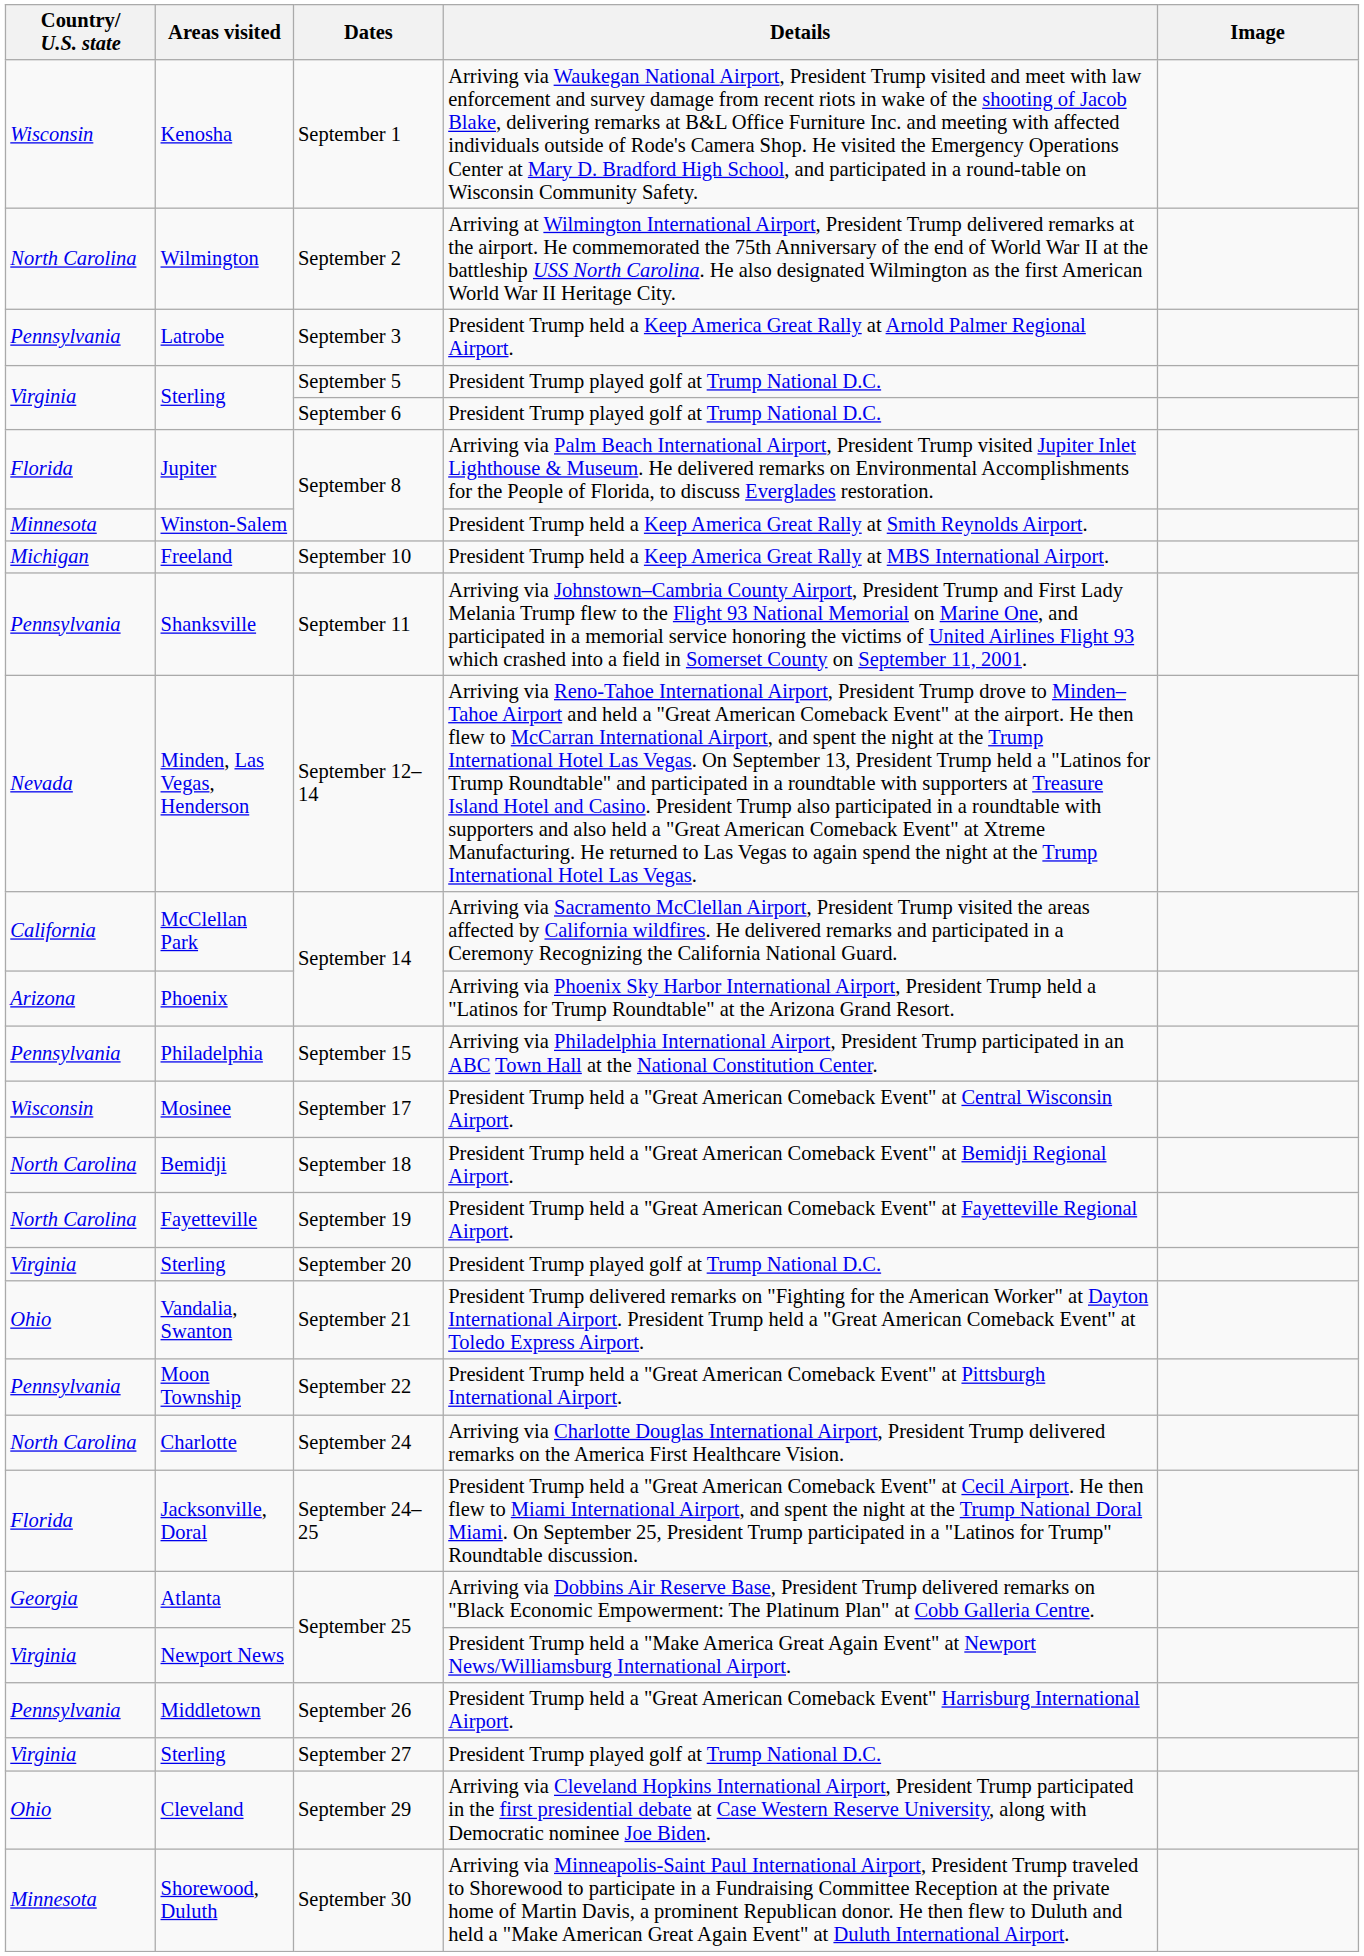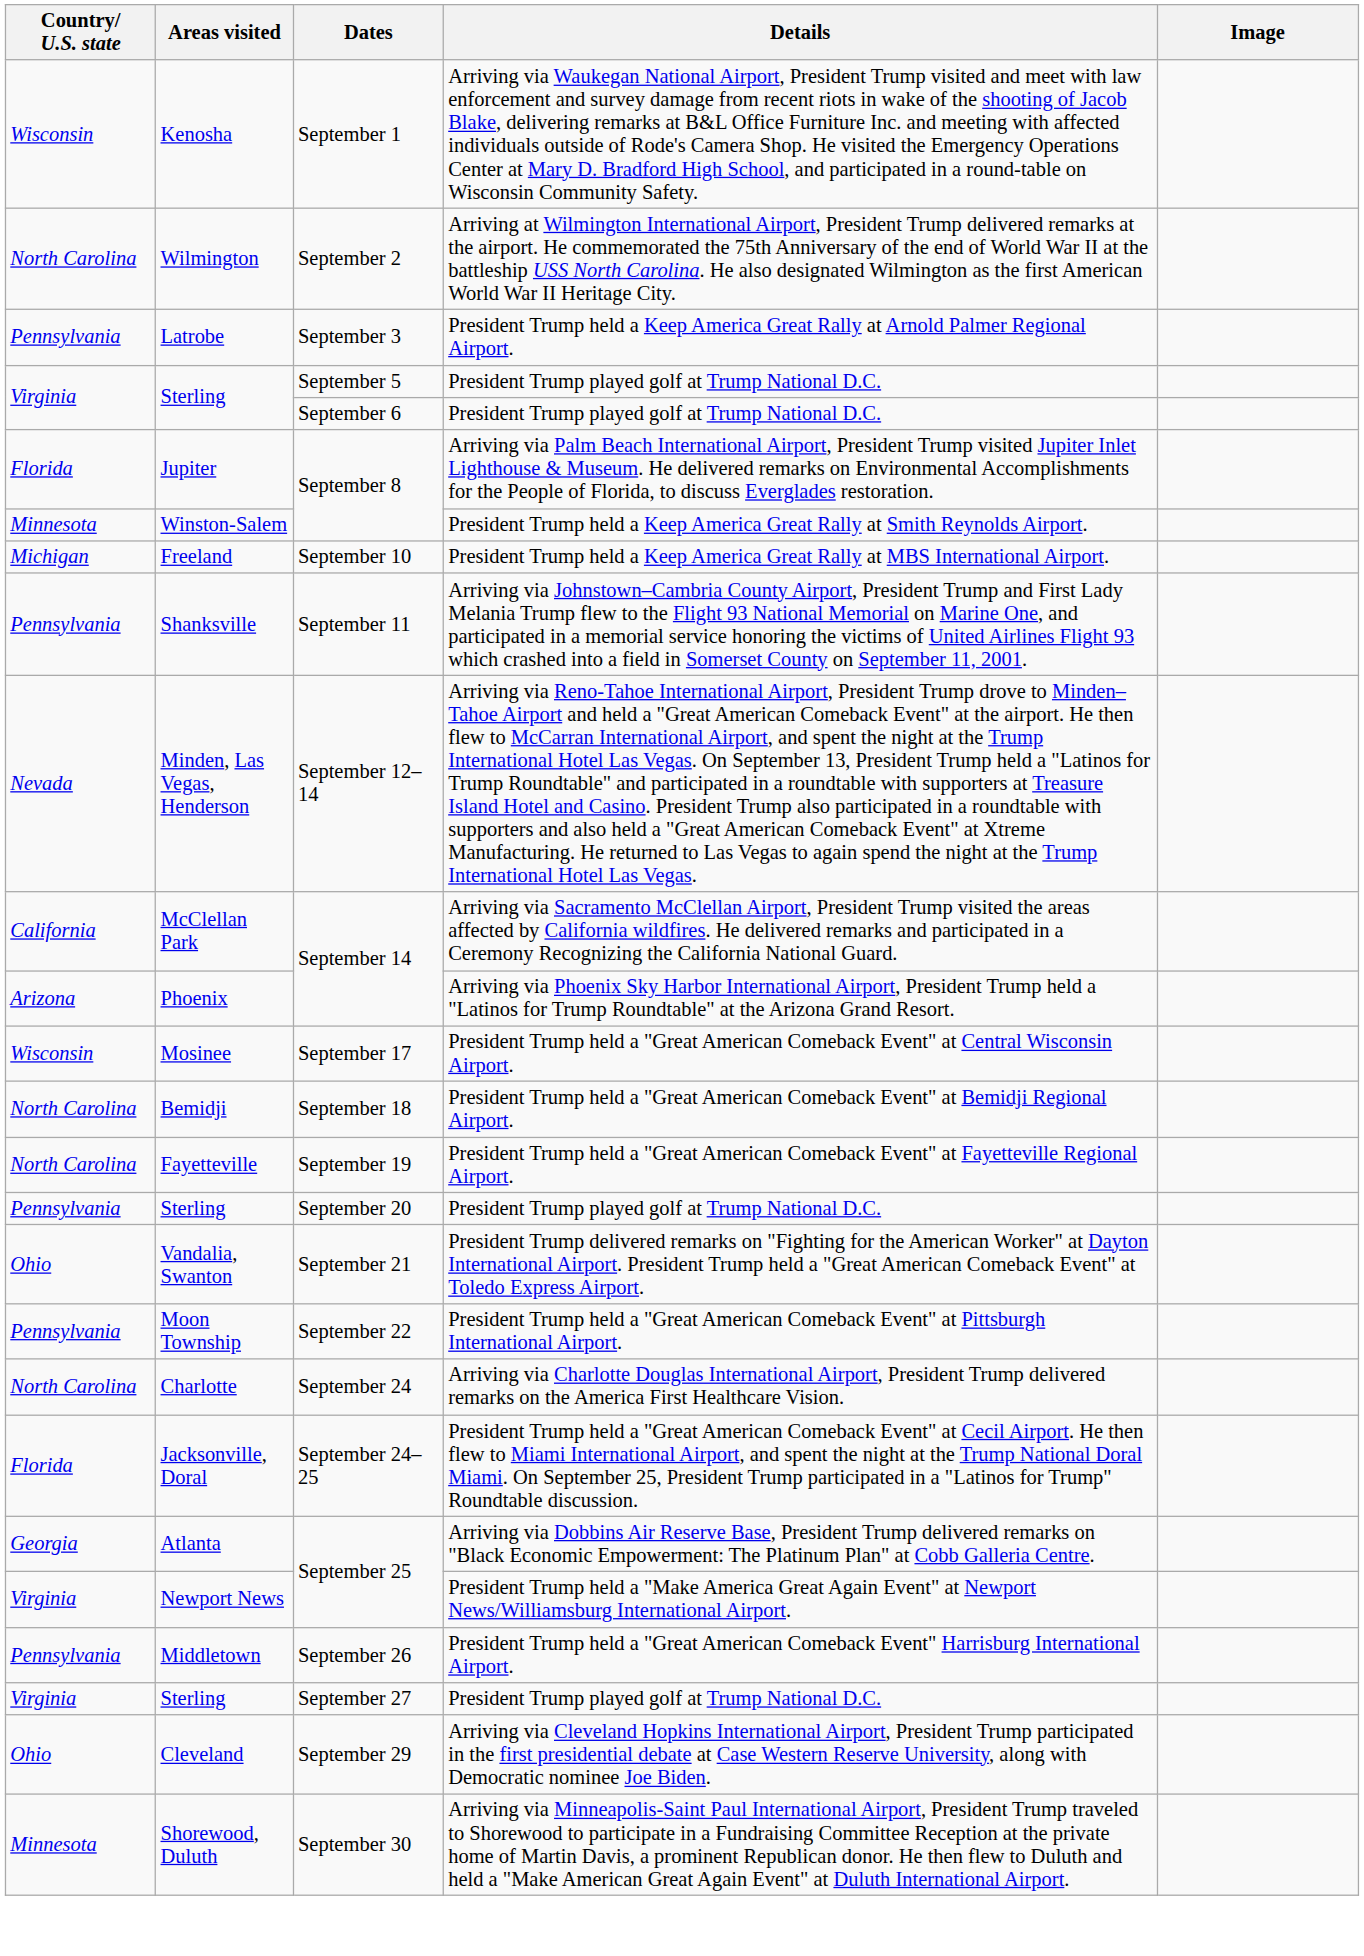- row: (212, 1053)
(43, 1264) Virginia -> (65, 1208) Pennsylvania
